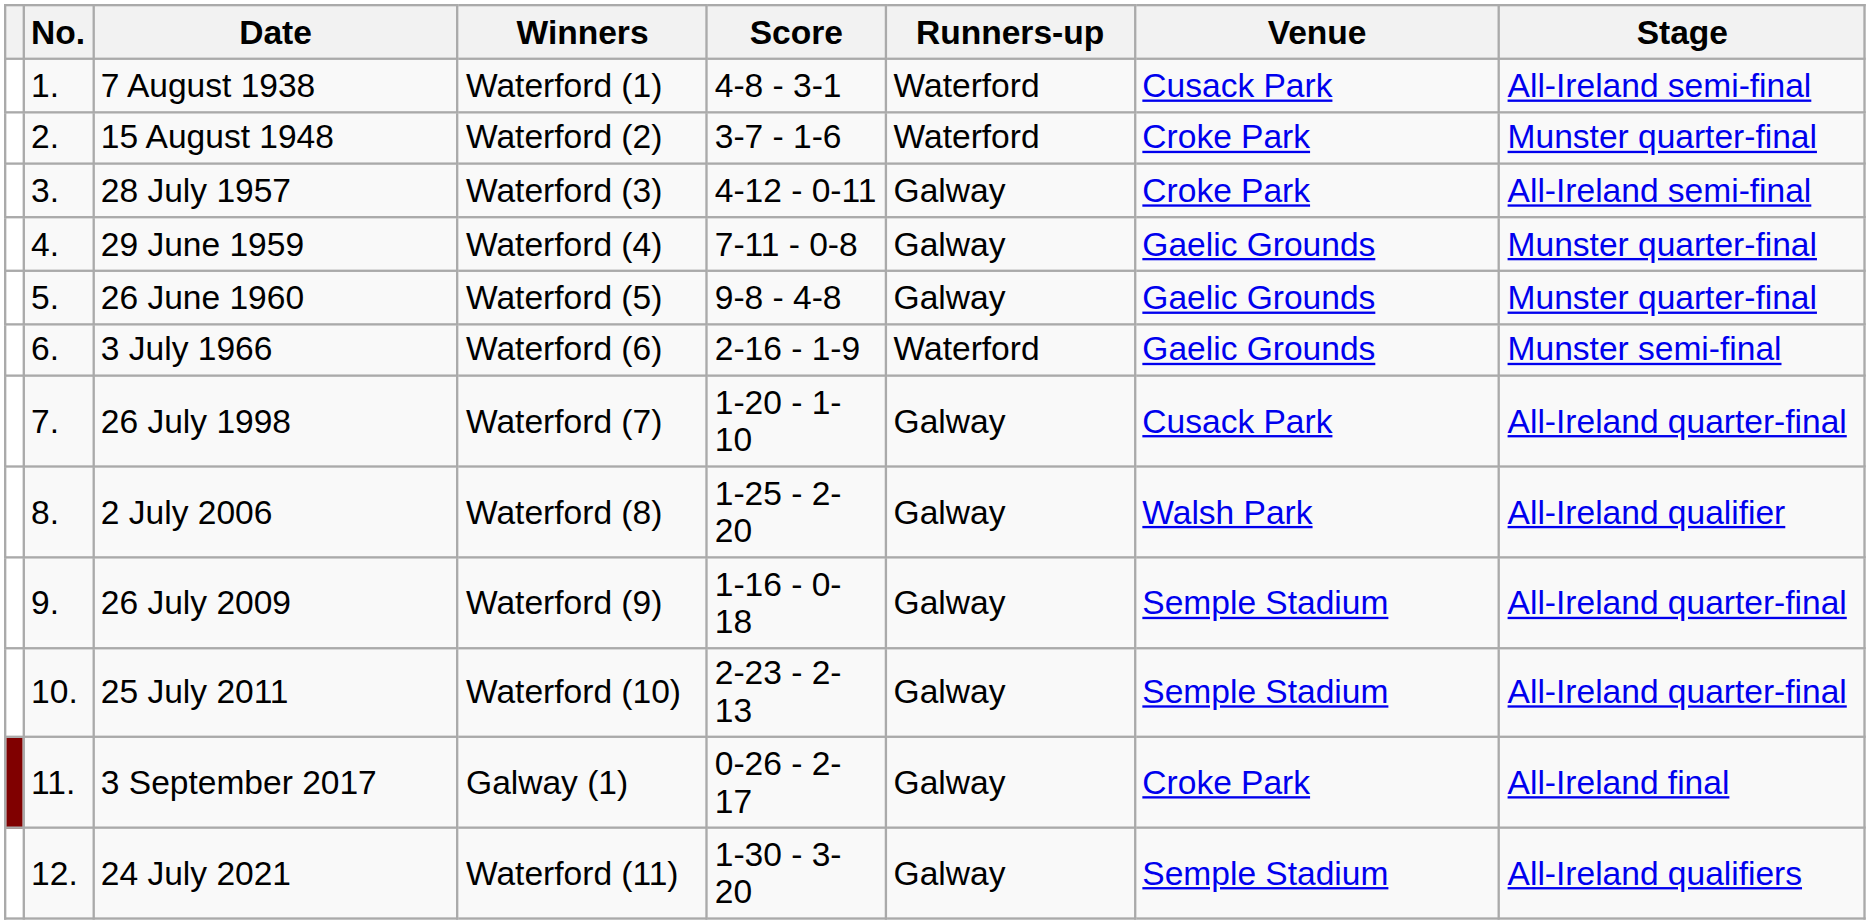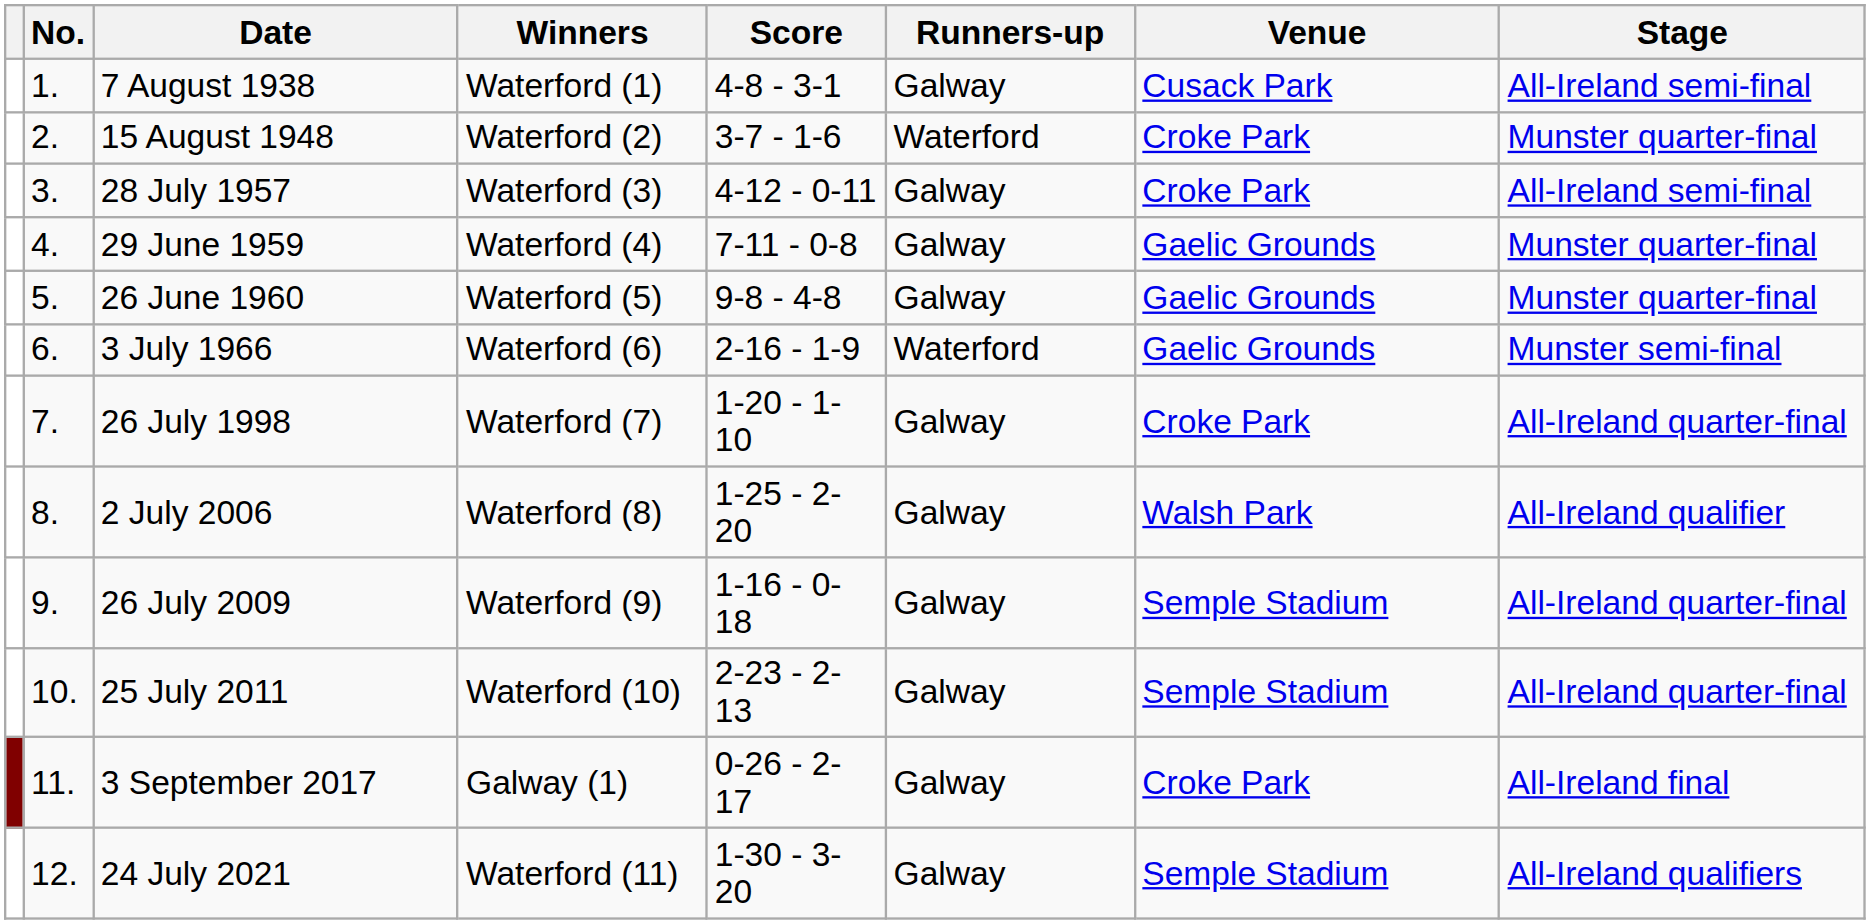(967, 85) Waterford -> (950, 85) Galway
(1237, 422) Cusack Park -> (1226, 422) Croke Park
